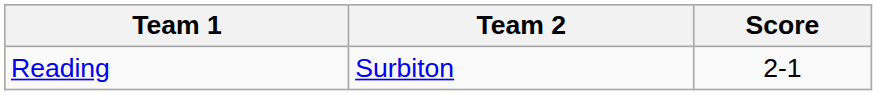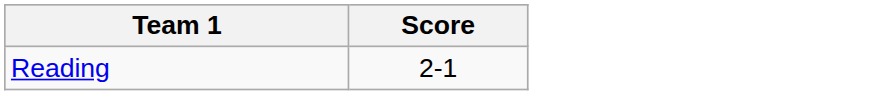- column: (521, 25)
